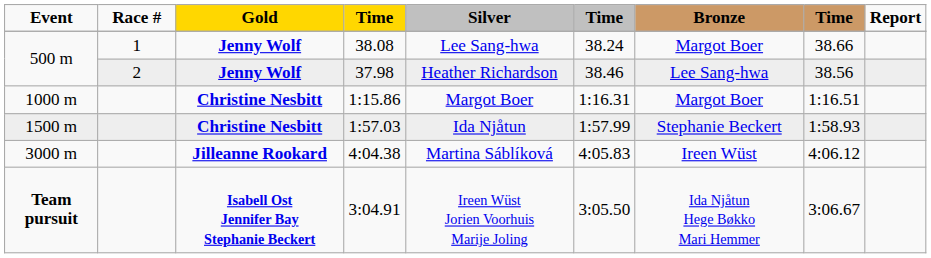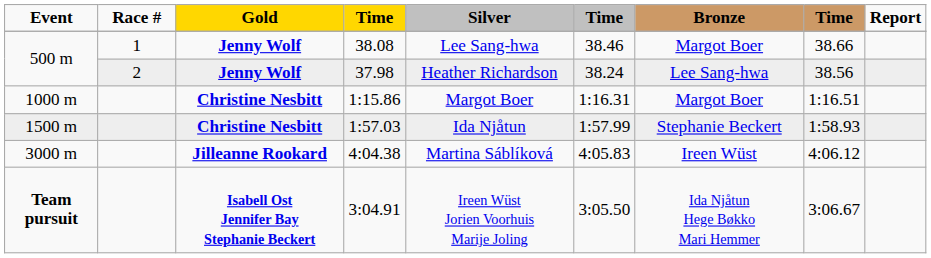(604, 45) 38.24 -> (604, 45) 38.46
(604, 72) 38.46 -> (604, 72) 38.24
